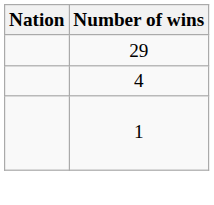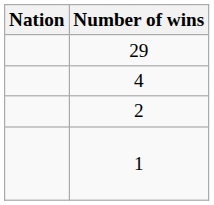+ row: (139, 111)
